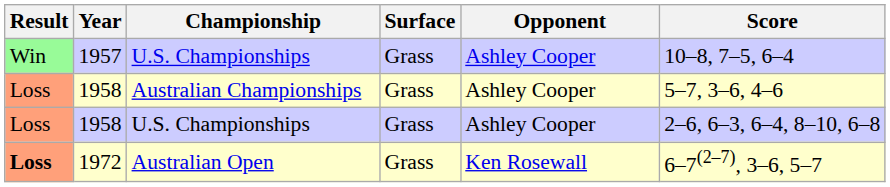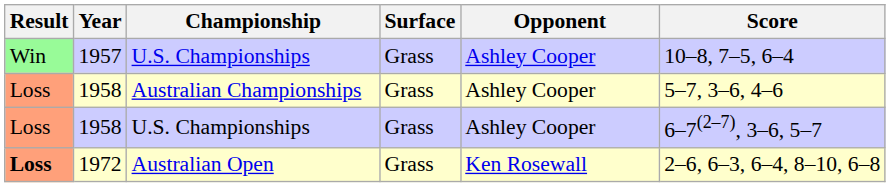(772, 124) 2–6, 6–3, 6–4, 8–10, 6–8 -> (743, 127) 6–7(2–7), 3–6, 5–7
(743, 161) 6–7(2–7), 3–6, 5–7 -> (772, 164) 2–6, 6–3, 6–4, 8–10, 6–8
